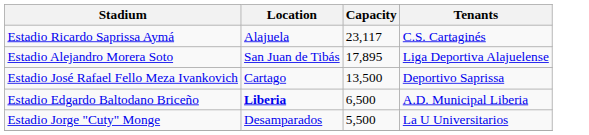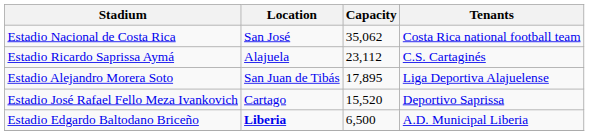+ row: (92, 36)
(364, 36) 23,117 -> (364, 57) 23,112
(364, 78) 13,500 -> (364, 99) 15,520
- row: (84, 120)
